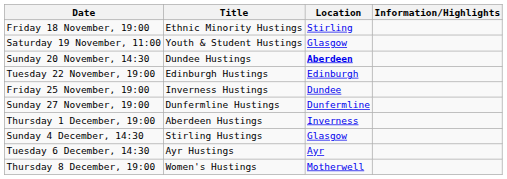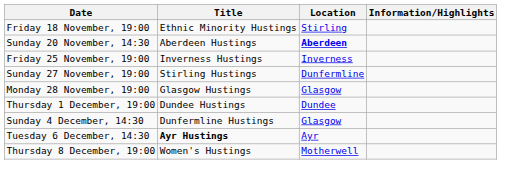- row: (84, 43)
(208, 58) Dundee Hustings -> (208, 43) Aberdeen Hustings
- row: (81, 74)
(324, 89) Dundee -> (327, 58) Inverness
(223, 105) Dunfermline Hustings -> (208, 74) Stirling Hustings
+ row: (78, 89)
(214, 120) Aberdeen Hustings -> (203, 105) Dundee Hustings
(333, 120) Inverness -> (318, 105) Dundee
(214, 136) Stirling Hustings -> (217, 120) Dunfermline Hustings
(200, 151) normal -> (194, 136) bold
